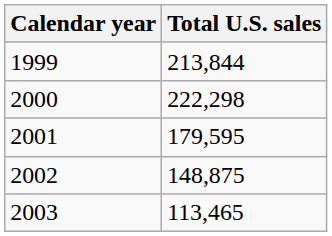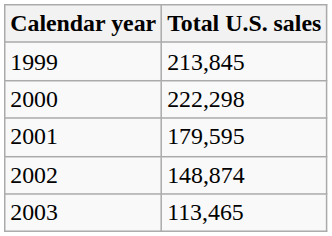(206, 61) 213,844 -> (206, 61) 213,845
(206, 174) 148,875 -> (206, 174) 148,874
